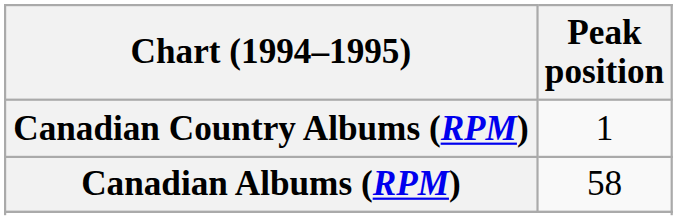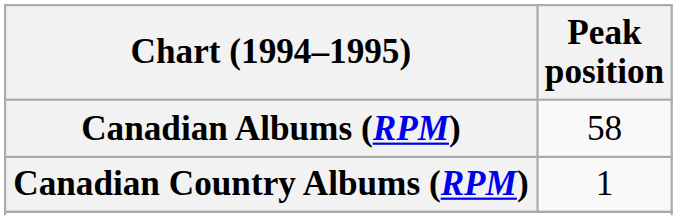rows swapped: (271, 183) <-> (271, 127)
